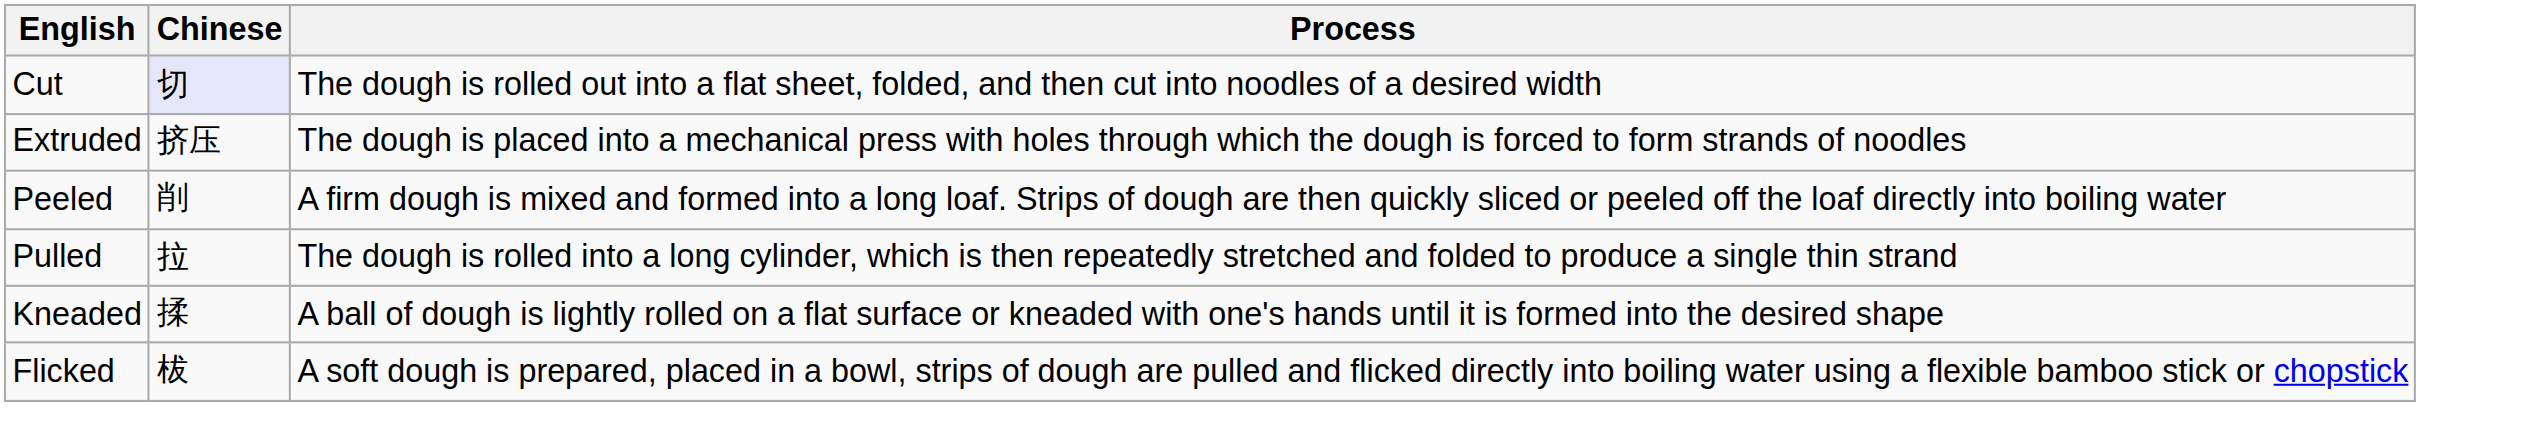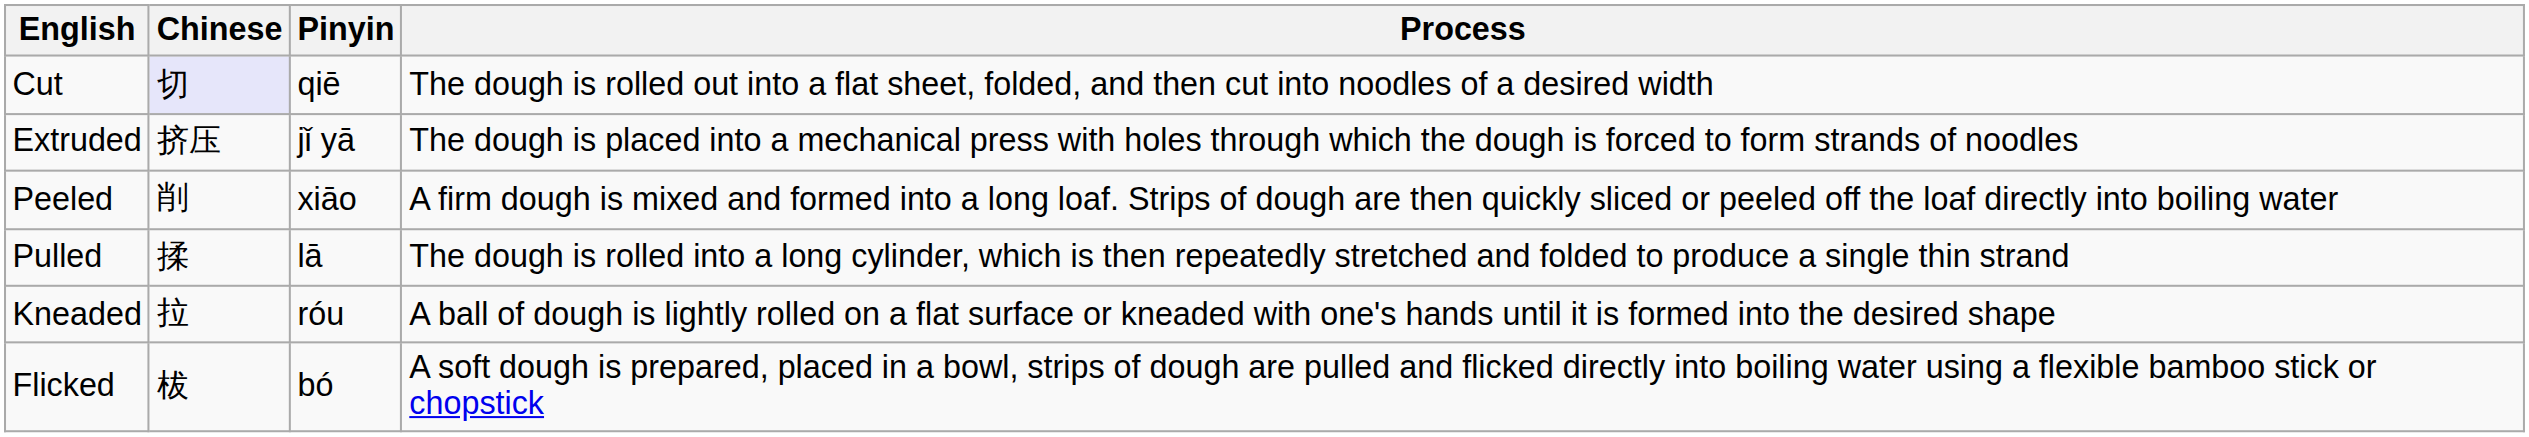+ column: (346, 30)
(173, 255) 拉 -> (173, 255) 揉
(173, 312) 揉 -> (173, 312) 拉
